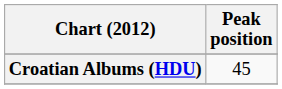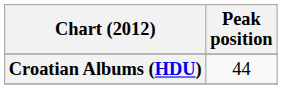(241, 68) 45 -> (241, 68) 44
